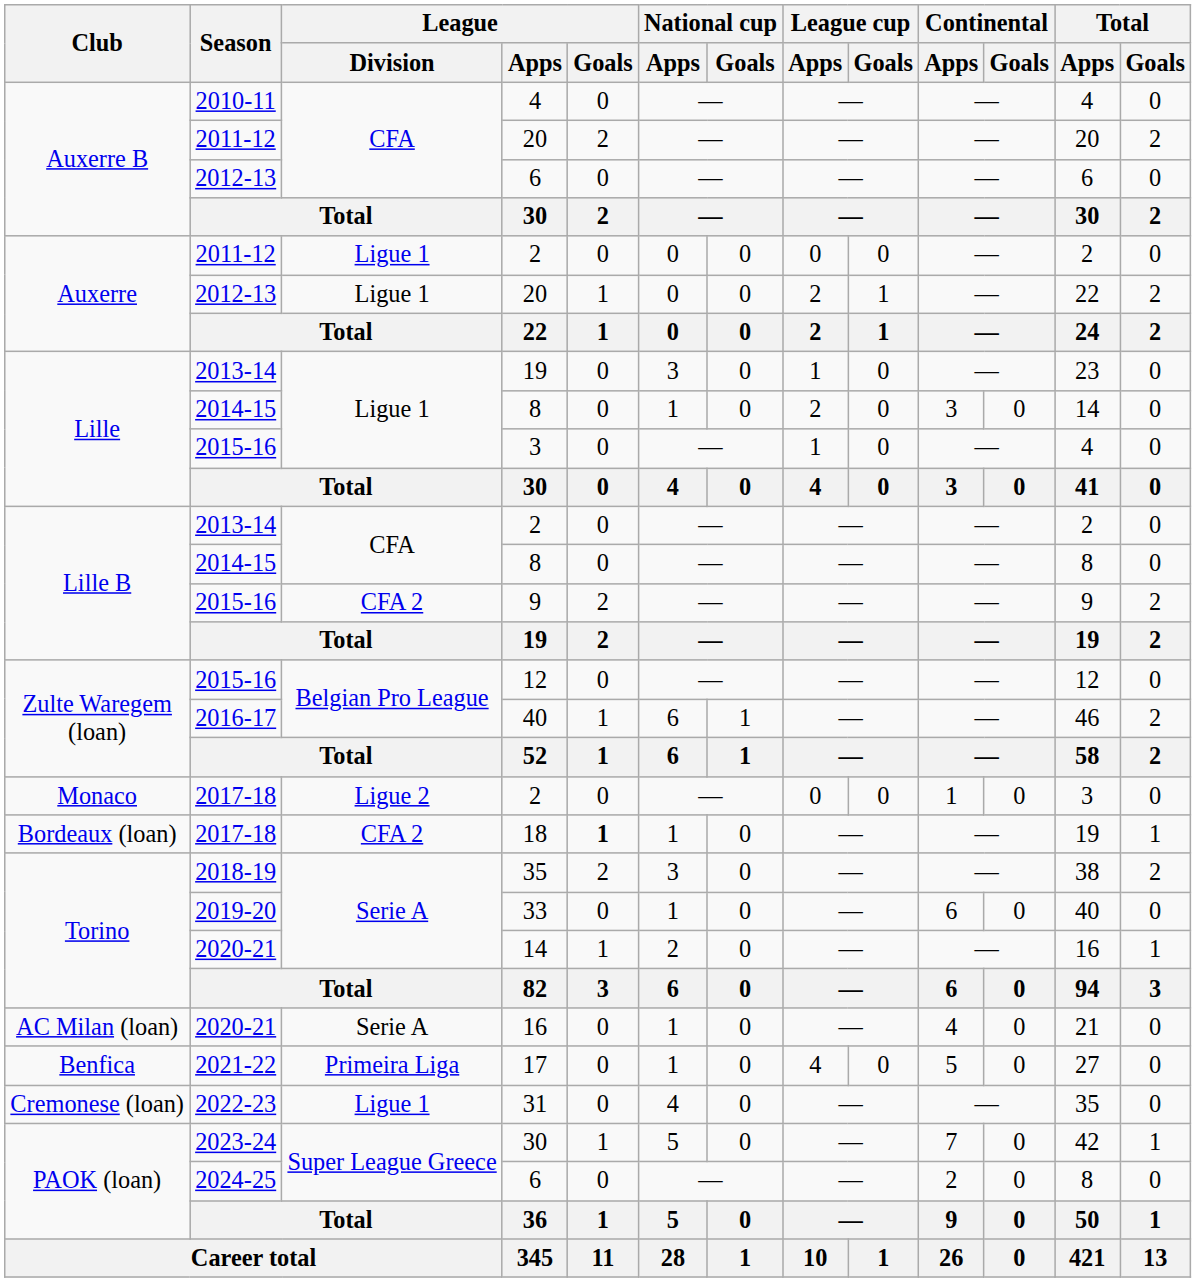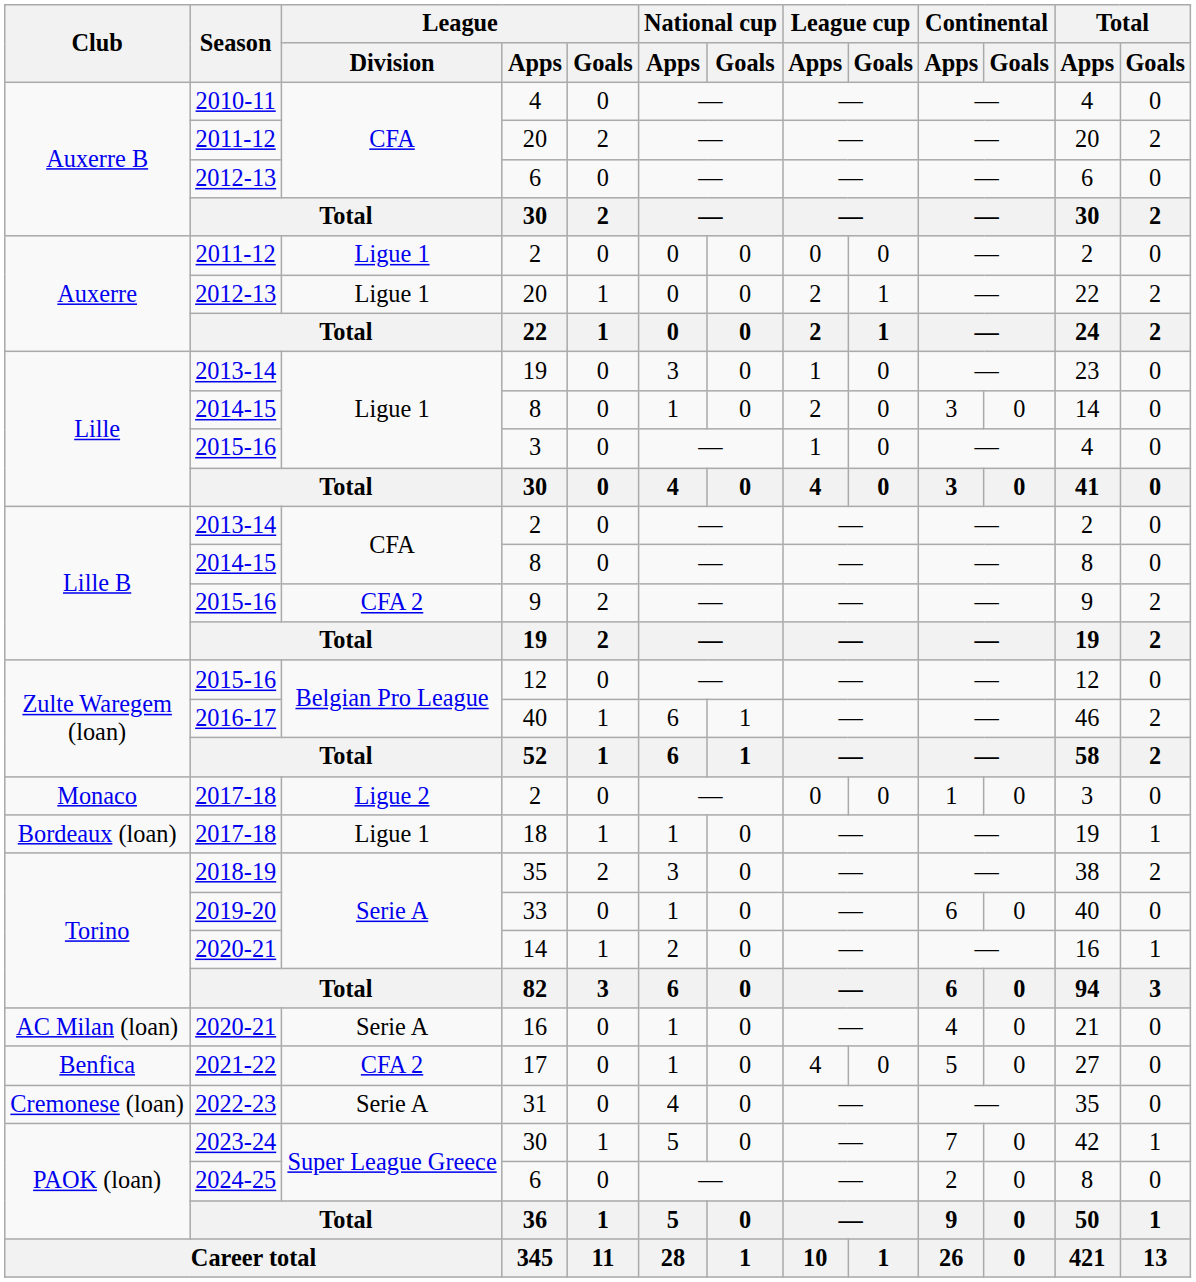(392, 833) CFA 2 -> (392, 833) Ligue 1
(603, 833) bold -> (603, 833) normal
(392, 1065) Primeira Liga -> (392, 1065) CFA 2
(392, 1103) Ligue 1 -> (392, 1103) Serie A
